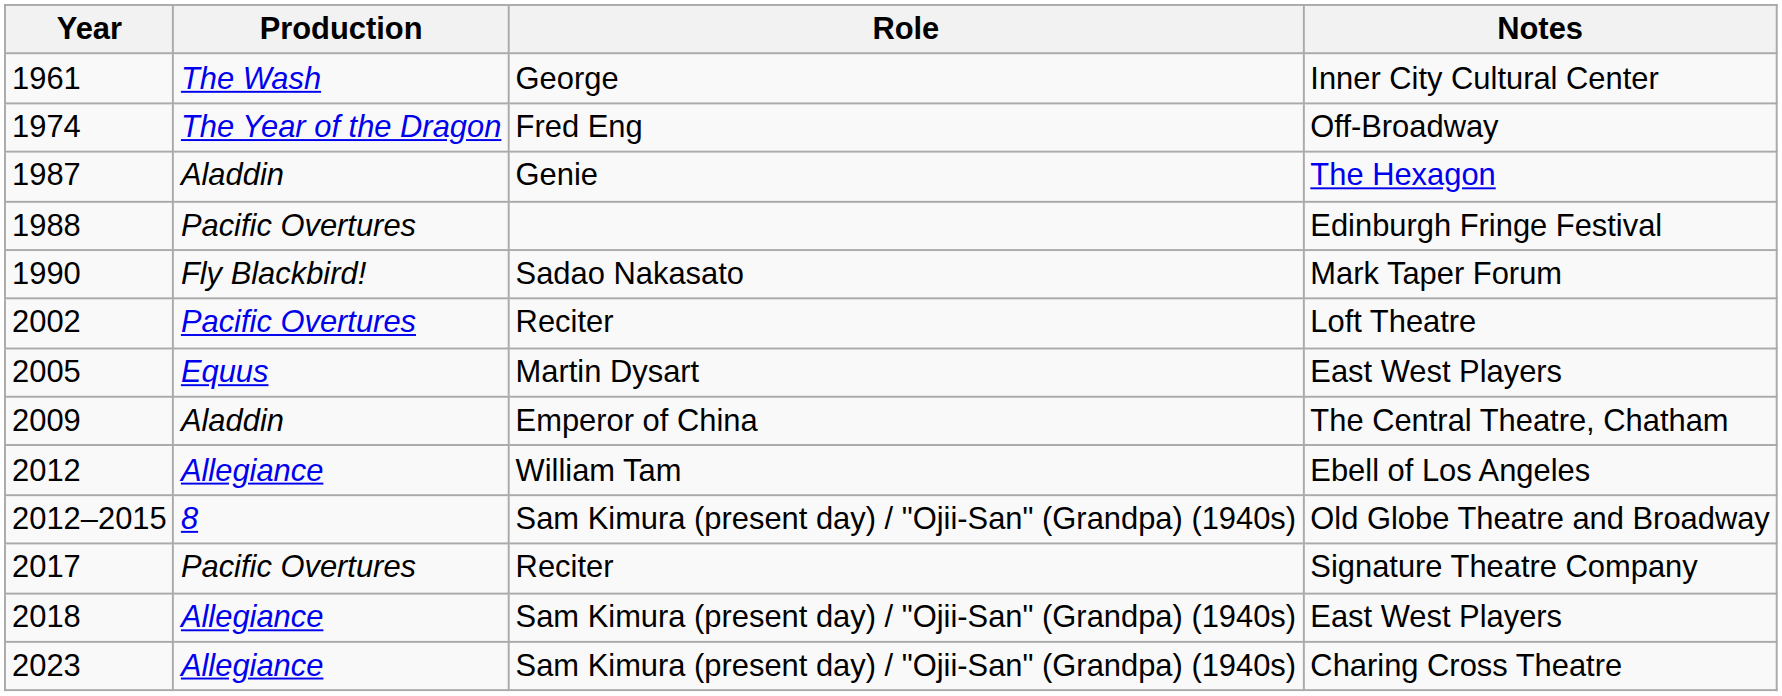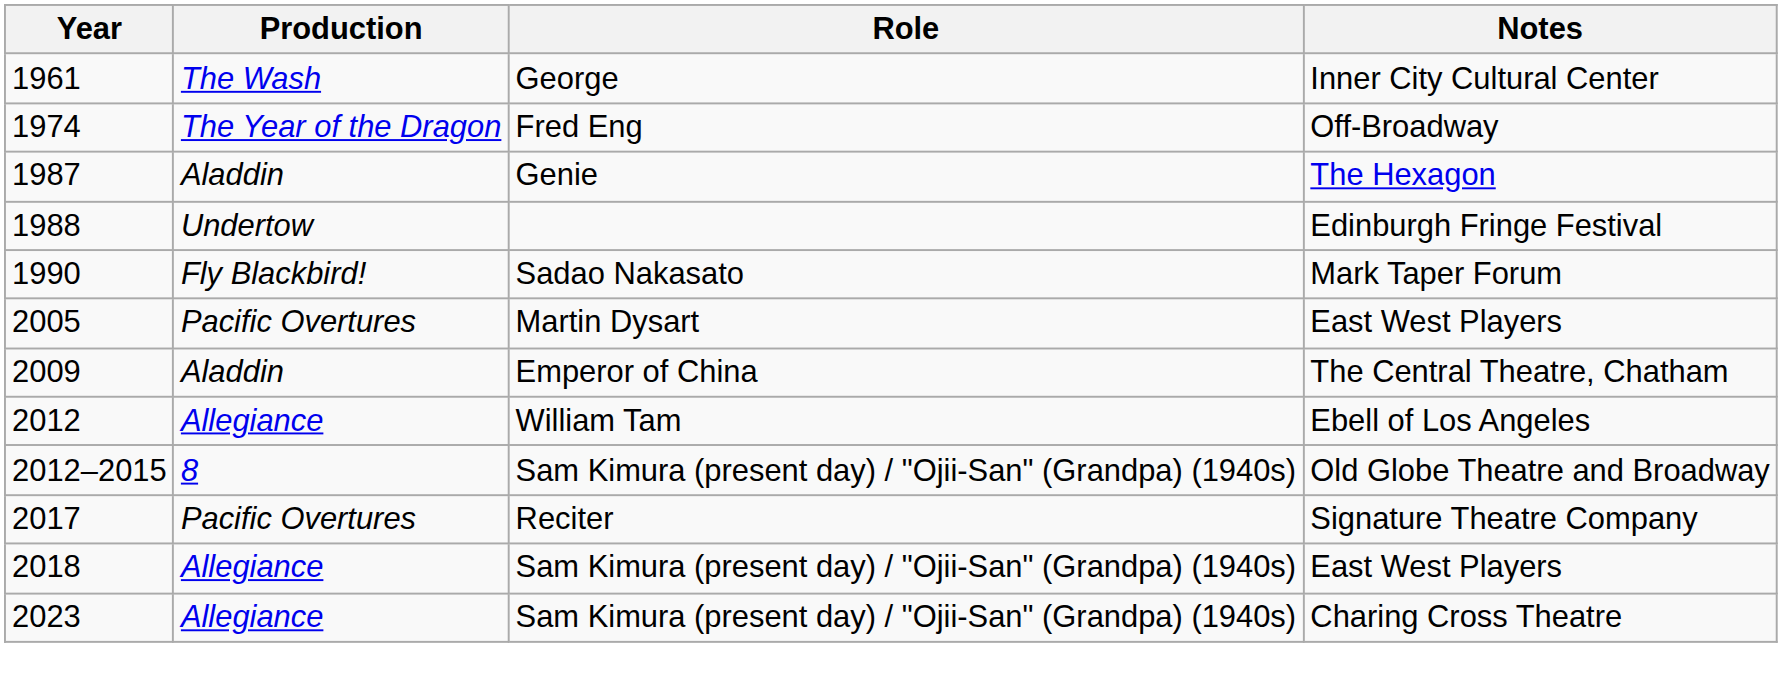(298, 224) Pacific Overtures -> (247, 224) Undertow
- row: (46, 322)
(225, 371) Equus -> (298, 322) Pacific Overtures
